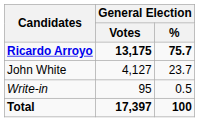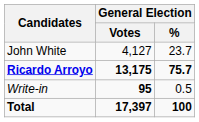rows swapped: (50, 51) <-> (37, 70)
(145, 88) normal -> (145, 88) bold
